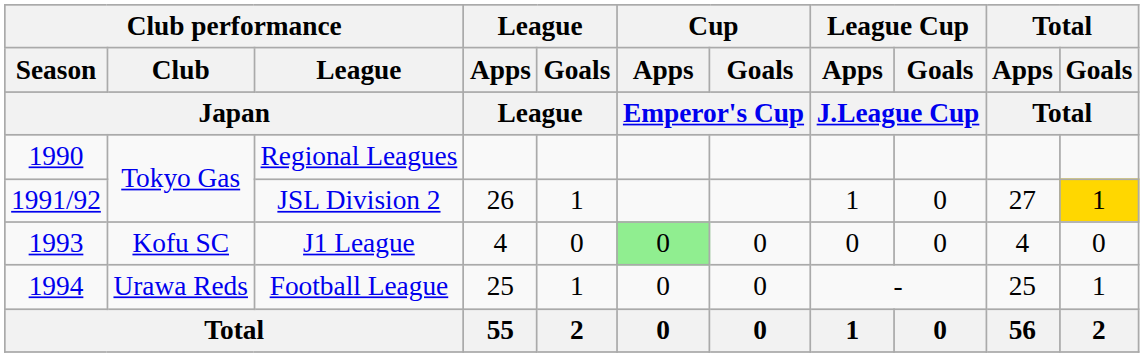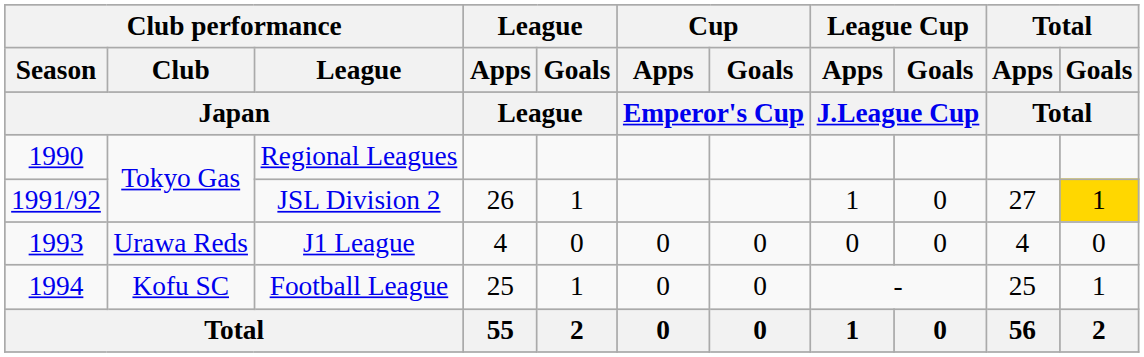(181, 243) Kofu SC -> (181, 243) Urawa Reds
(663, 243) lightgreen background -> (663, 243) no background
(181, 286) Urawa Reds -> (181, 286) Kofu SC
